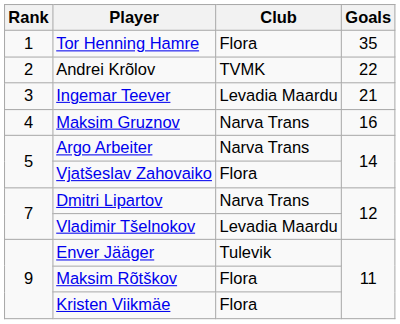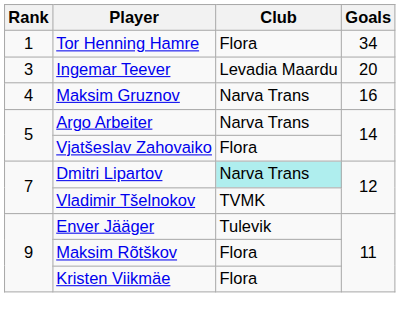(368, 43) 35 -> (368, 43) 34
- row: (106, 69)
(368, 95) 21 -> (368, 69) 20
(264, 200) no background -> (264, 174) paleturquoise background
(279, 226) Levadia Maardu -> (242, 200) TVMK
